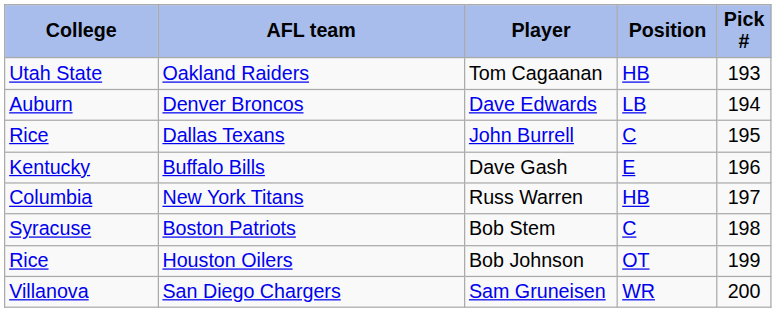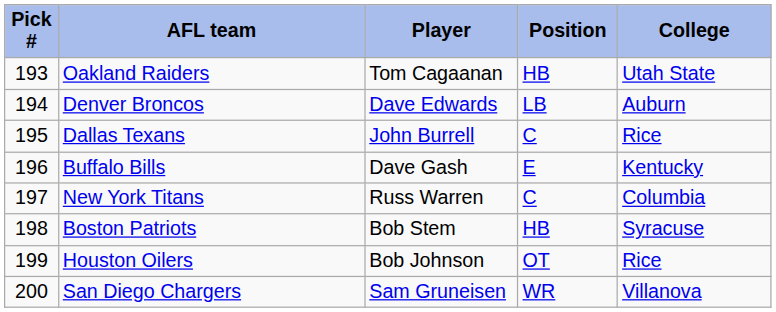columns swapped: (744, 31) <-> (81, 31)
(636, 198) HB -> (530, 198) C
(629, 229) C -> (536, 229) HB
